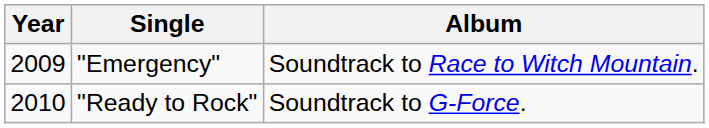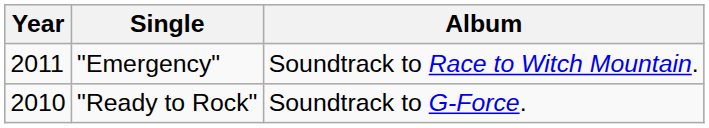(38, 63) 2009 -> (37, 63) 2011
